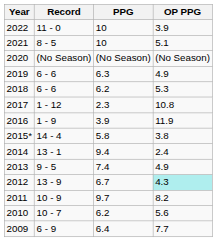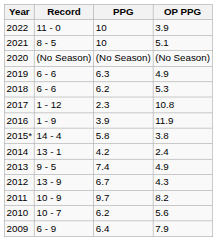(103, 151) 9.4 -> (103, 151) 4.2
(162, 182) paleturquoise background -> (162, 182) no background
(162, 228) 7.7 -> (162, 228) 7.9
